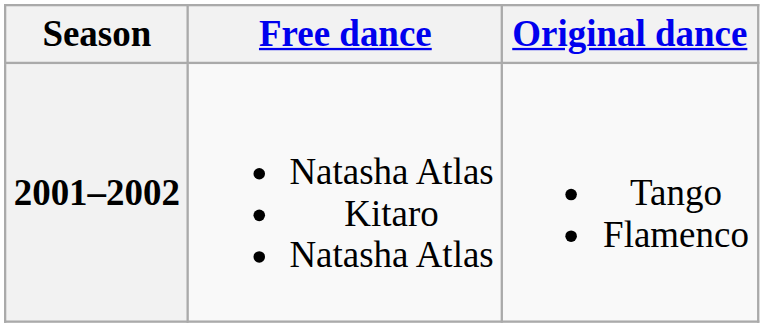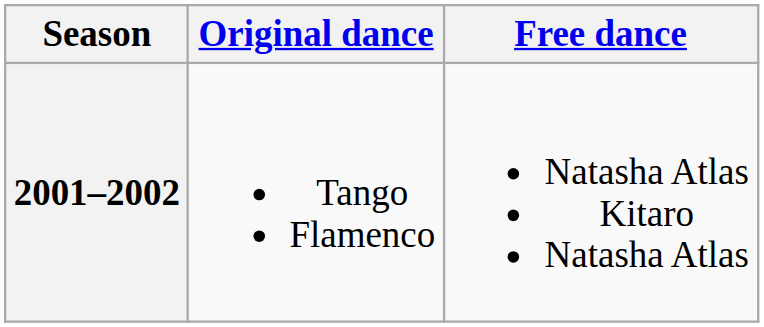columns swapped: (630, 33) <-> (345, 33)
